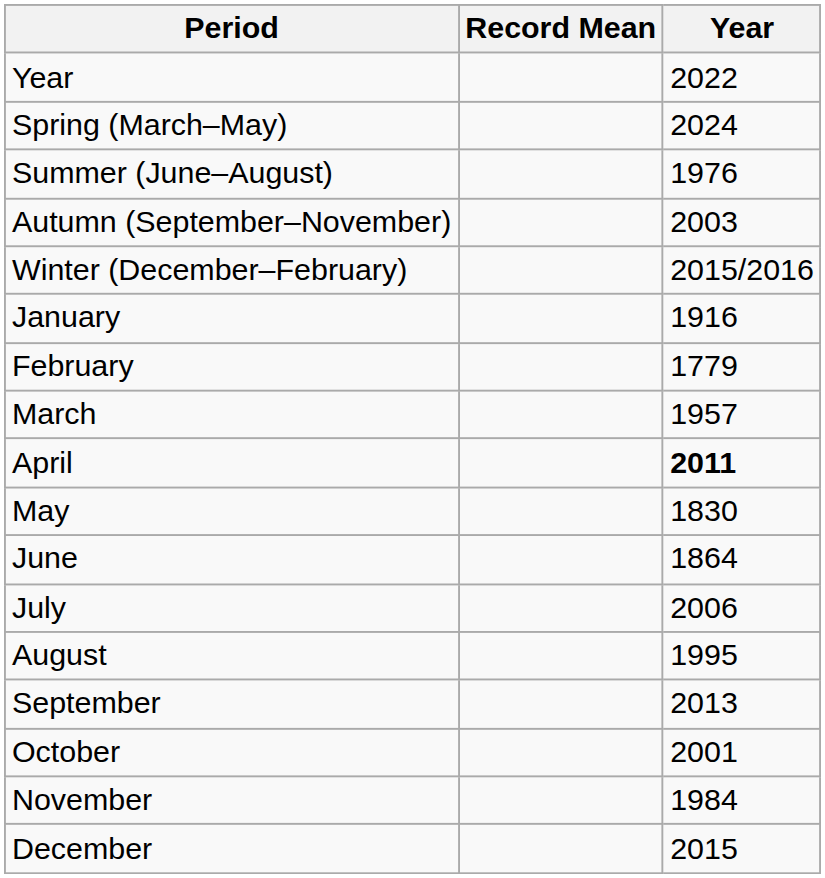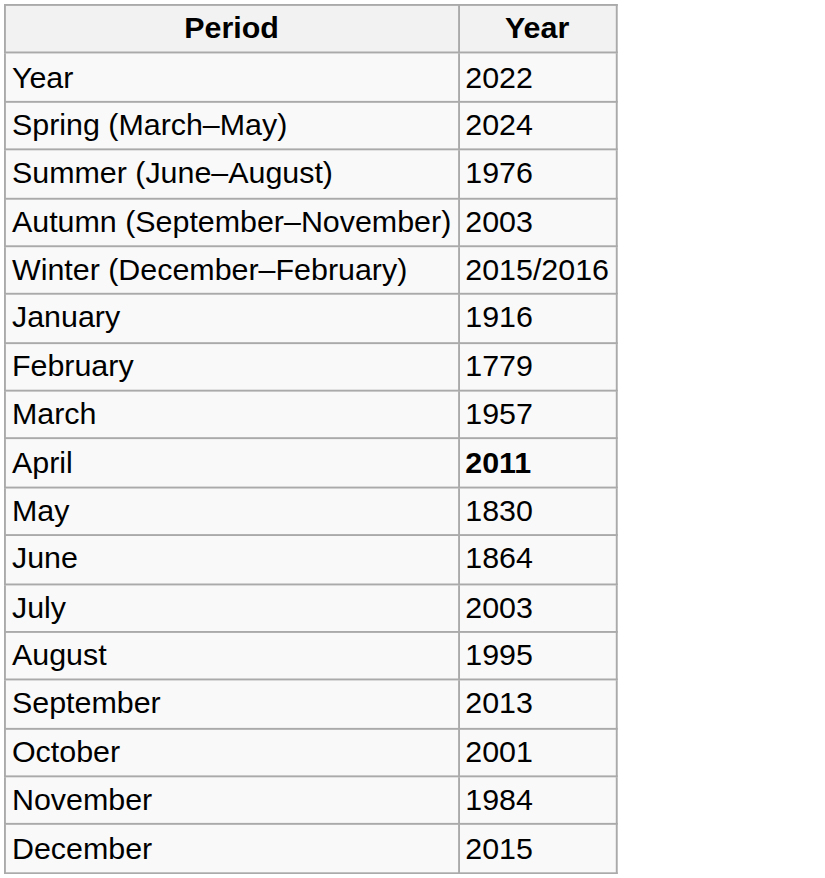- column: (561, 28)
(704, 607) 2006 -> (499, 607) 2003
